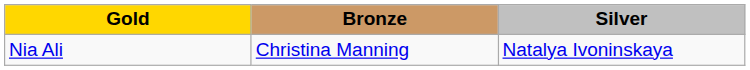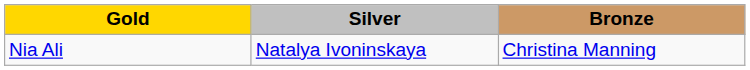columns swapped: (622, 19) <-> (375, 19)
